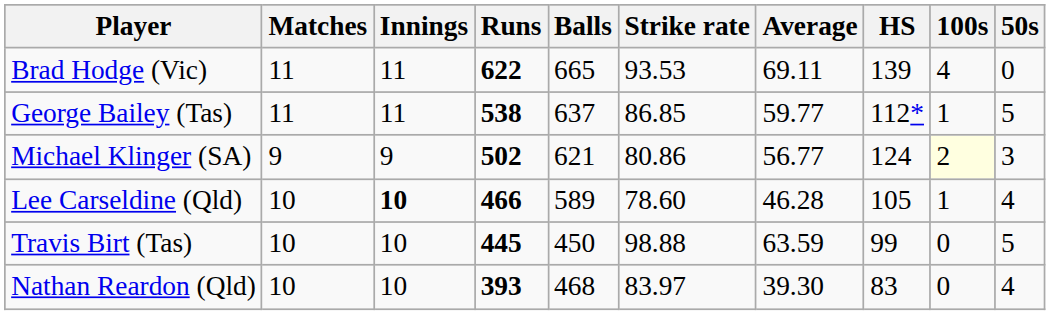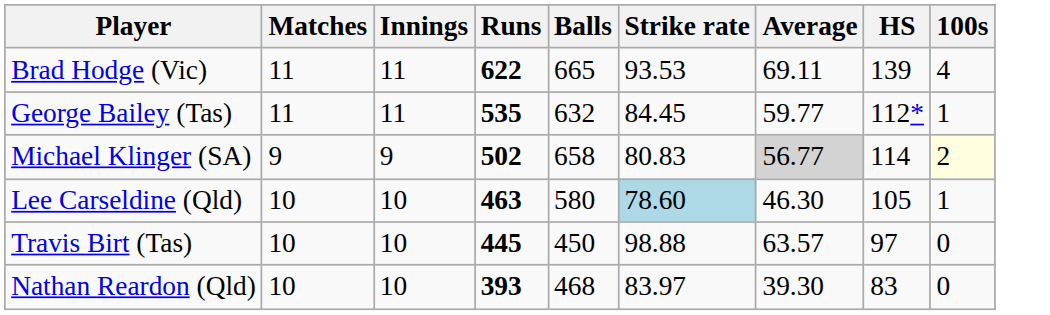- column: (1020, 26)
(501, 112) 538 -> (501, 112) 535
(575, 112) 637 -> (575, 112) 632
(655, 112) 86.85 -> (655, 112) 84.45
(575, 156) 621 -> (575, 156) 658
(655, 156) 80.86 -> (655, 156) 80.83
(793, 156) no background -> (793, 156) lightgrey background
(891, 156) 124 -> (890, 156) 114
(393, 199) bold -> (393, 199) normal
(501, 199) 466 -> (501, 199) 463
(575, 199) 589 -> (575, 199) 580
(655, 199) no background -> (655, 199) lightblue background
(793, 199) 46.28 -> (793, 199) 46.30
(793, 243) 63.59 -> (793, 243) 63.57
(884, 243) 99 -> (884, 243) 97
